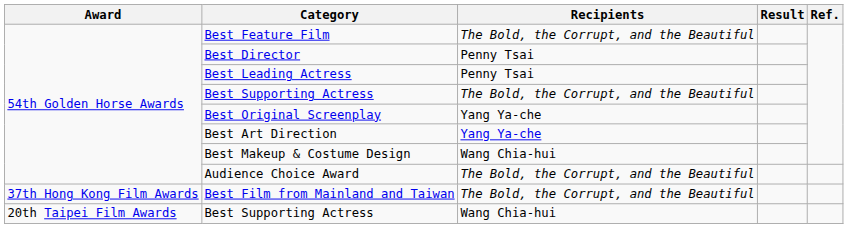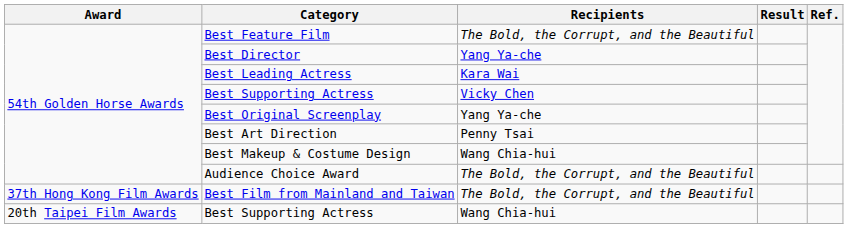(497, 54) Penny Tsai -> (501, 54) Yang Ya-che
(497, 74) Penny Tsai -> (490, 74) Kara Wai
(608, 94) The Bold, the Corrupt, and the Beautiful -> (497, 94) Vicky Chen
(501, 134) Yang Ya-che -> (497, 134) Penny Tsai
